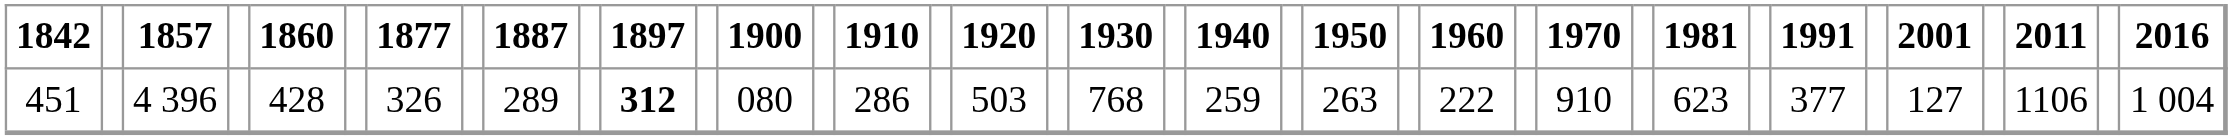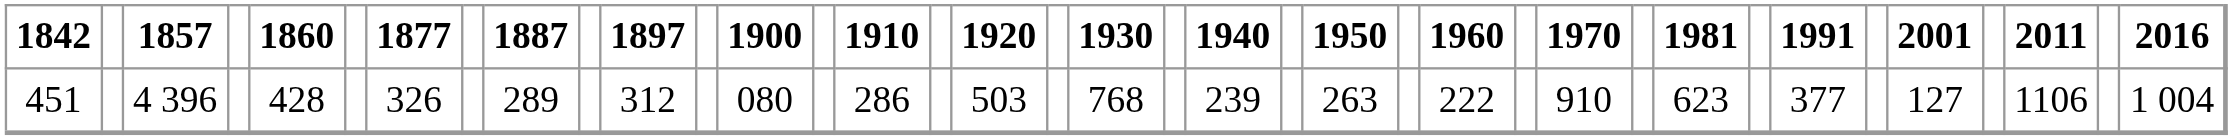(648, 99) bold -> (648, 99) normal
(1233, 99) 259 -> (1233, 99) 239
